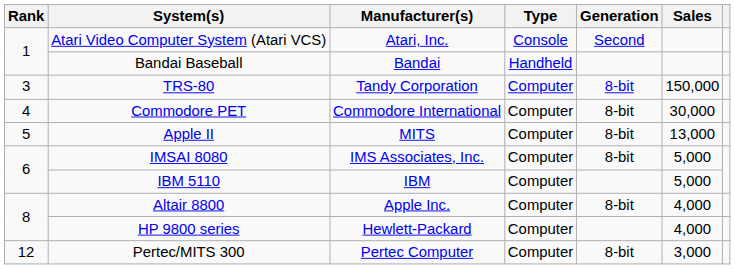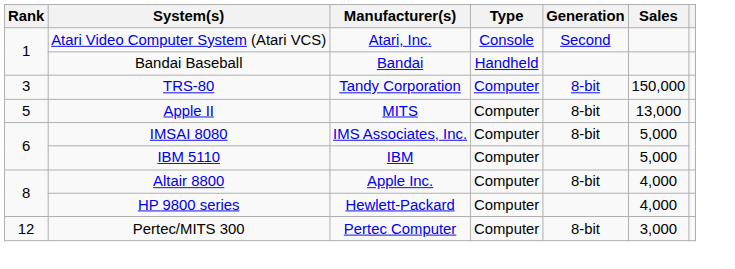- row: (189, 110)
